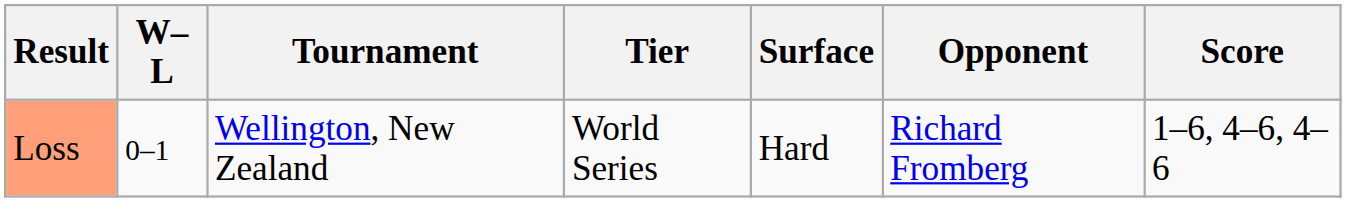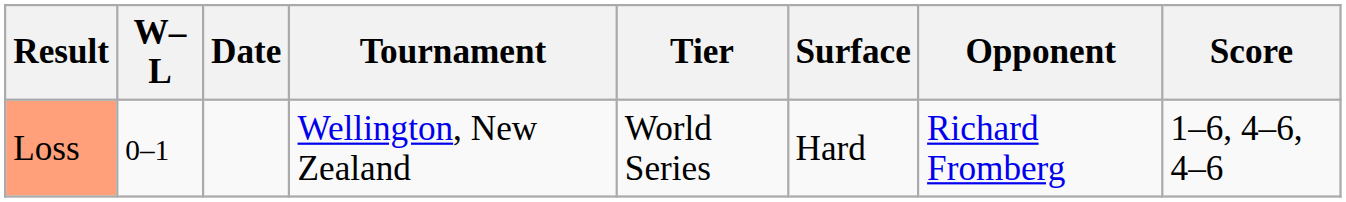+ column: (246, 52)
